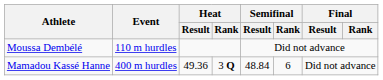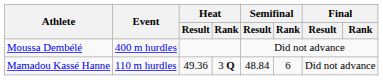(146, 48) 110 m hurdles -> (146, 48) 400 m hurdles
(146, 66) 400 m hurdles -> (146, 66) 110 m hurdles
